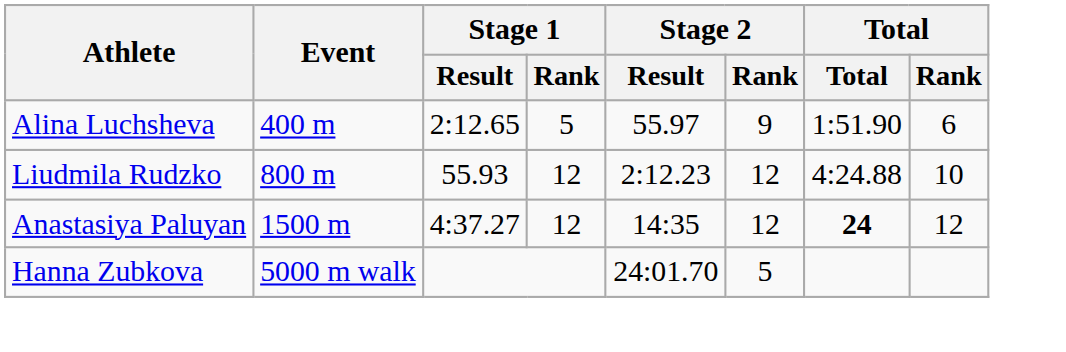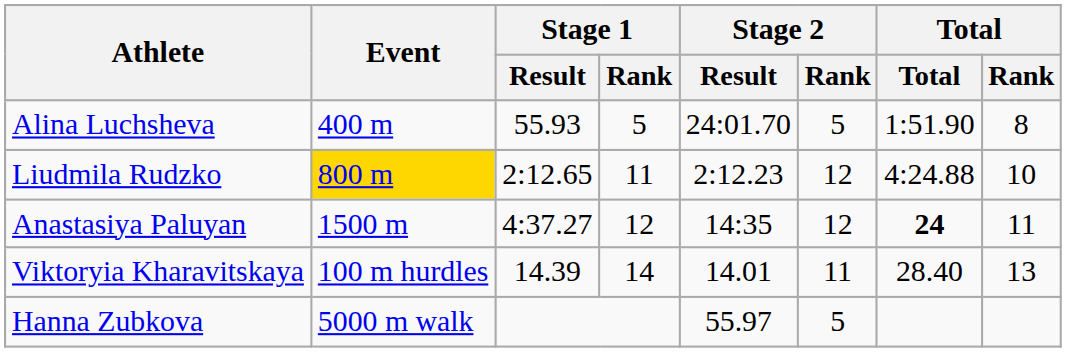(475, 125) 2:12.65 -> (547, 125) 55.93
(666, 125) 55.97 -> (738, 125) 24:01.70
(765, 125) 9 -> (838, 125) 5
(949, 125) 6 -> (1021, 125) 8
(298, 174) no background -> (356, 174) gold background
(475, 174) 55.93 -> (547, 174) 2:12.65
(567, 174) 12 -> (639, 174) 11
(949, 223) 12 -> (1021, 223) 11
+ row: (158, 272)
(666, 272) 24:01.70 -> (738, 321) 55.97
